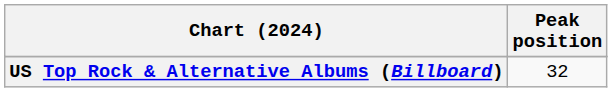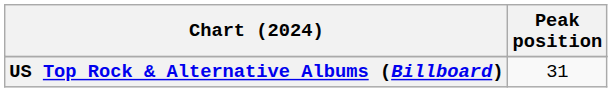(557, 72) 32 -> (557, 72) 31
